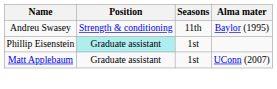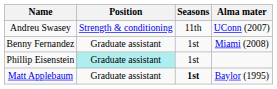(242, 28) Baylor (1995) -> (242, 28) UConn (2007)
+ row: (40, 44)
(193, 60) normal -> (193, 76) bold
(242, 60) UConn (2007) -> (242, 76) Baylor (1995)
